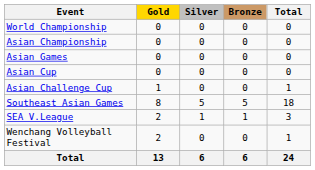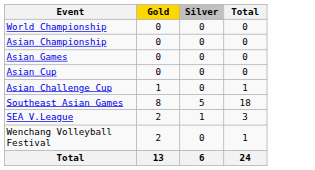- column: (245, 12)
